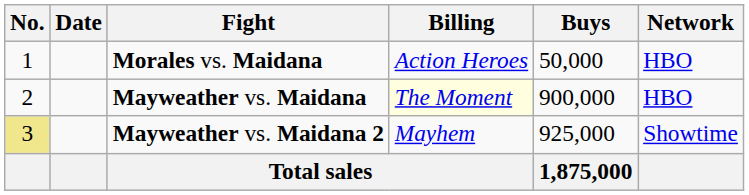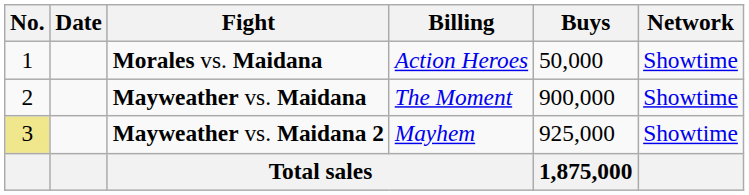(668, 60) HBO -> (691, 60) Showtime
(453, 97) lightyellow background -> (453, 97) no background
(668, 97) HBO -> (691, 97) Showtime
